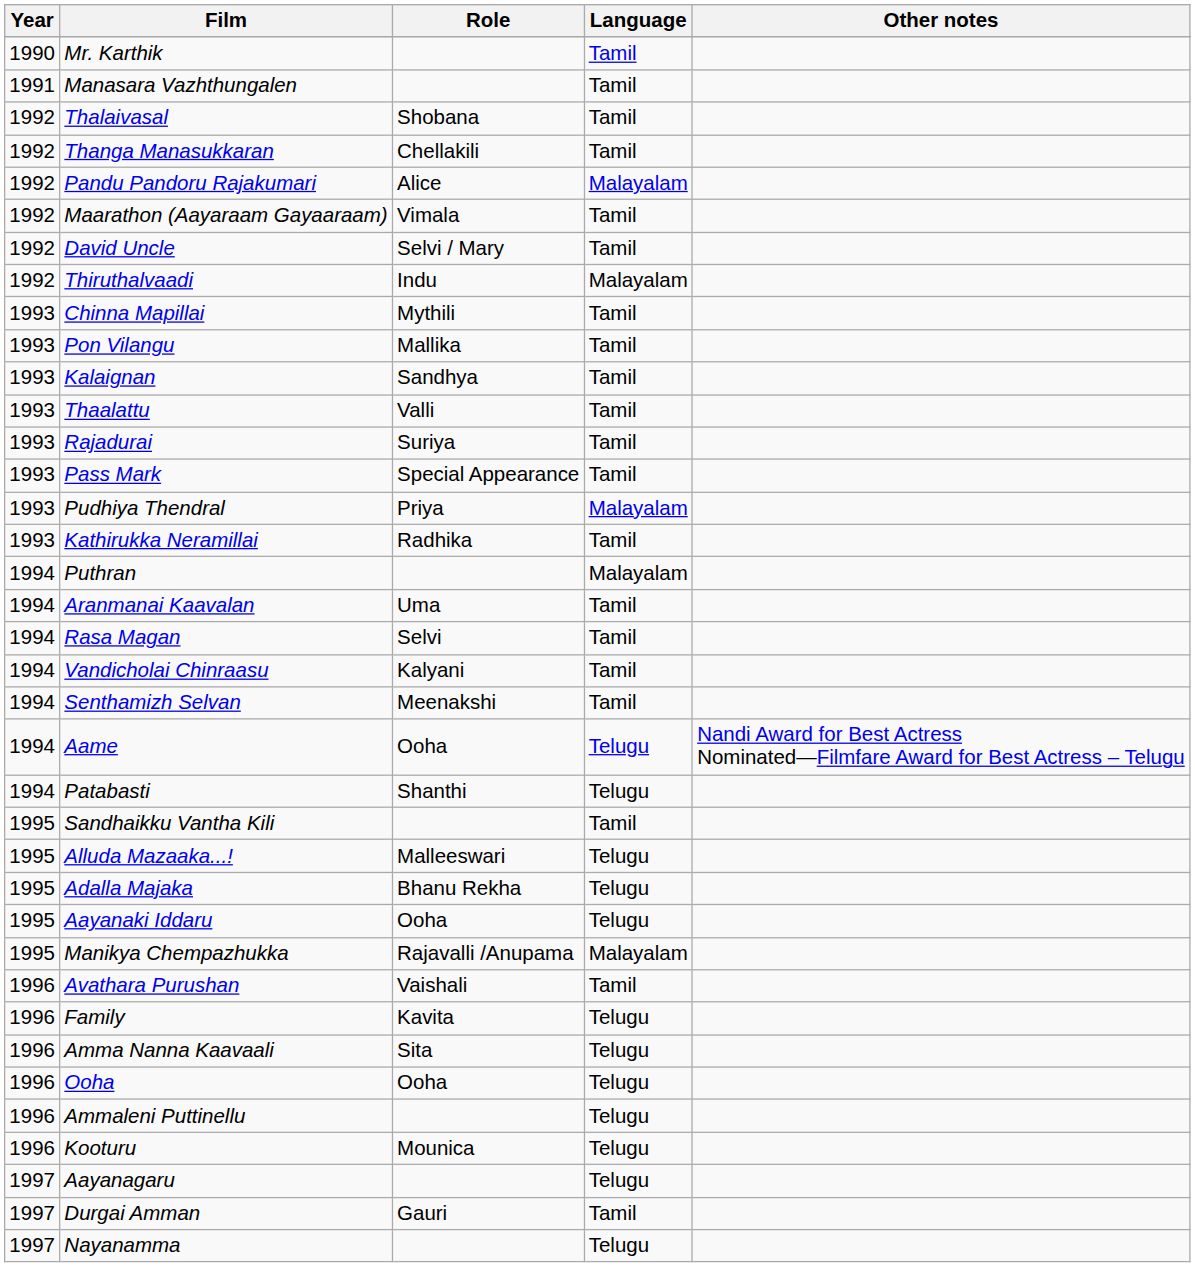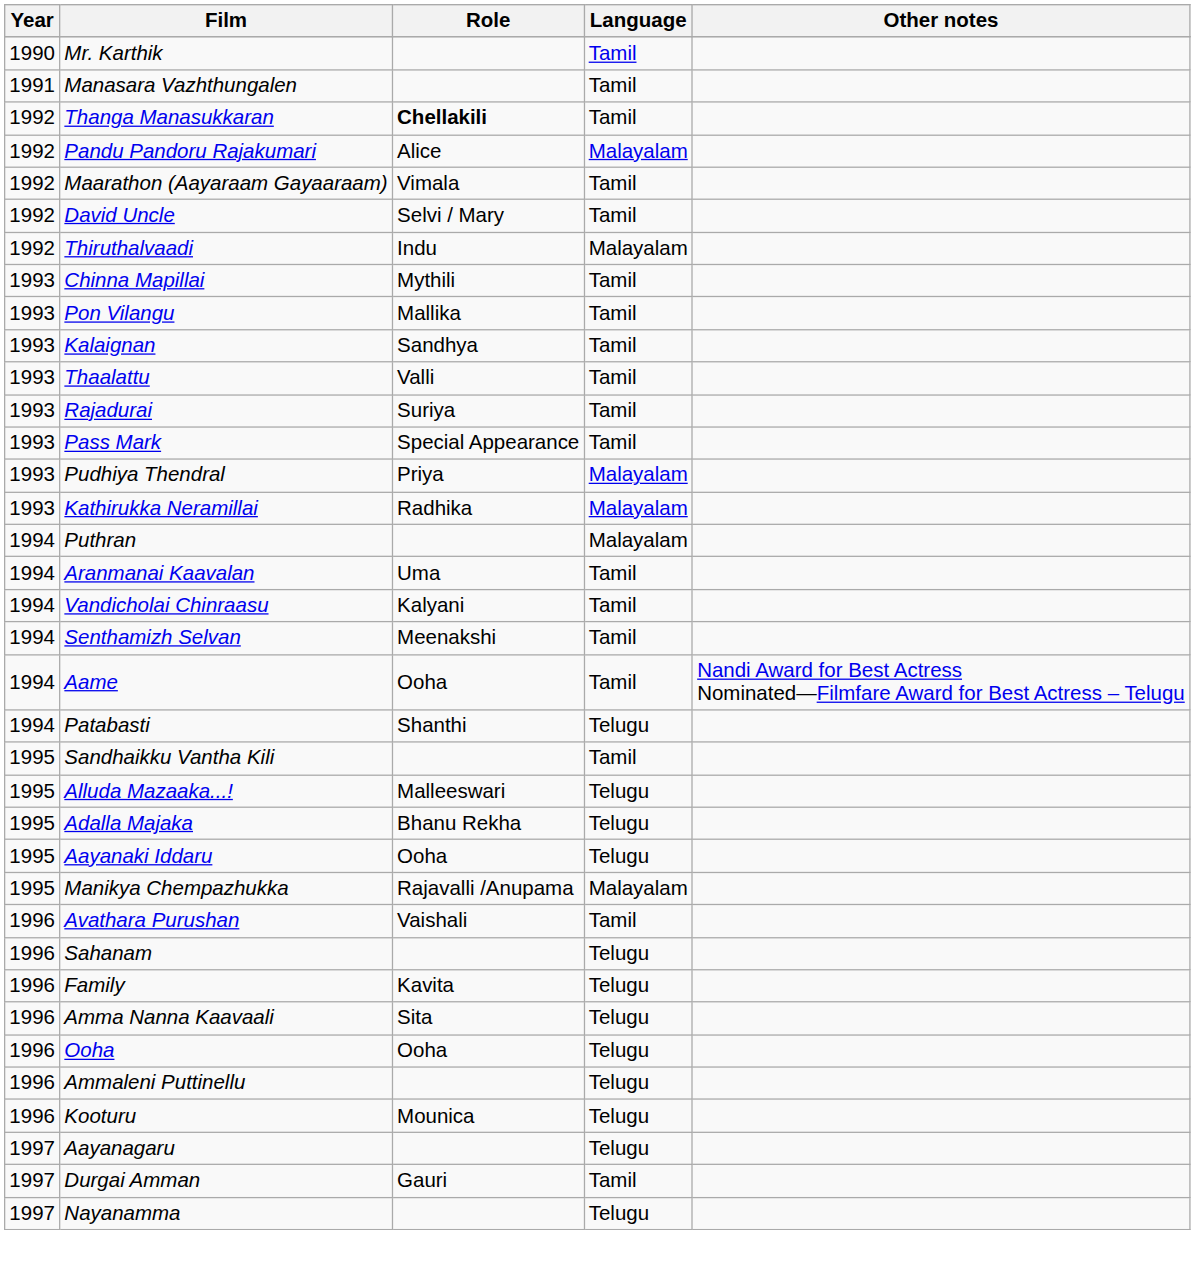- row: (116, 118)
(438, 150) normal -> (442, 118) bold
(613, 540) Tamil -> (638, 507) Malayalam
- row: (122, 637)
(619, 746) Telugu -> (613, 681) Tamil
+ row: (108, 953)
